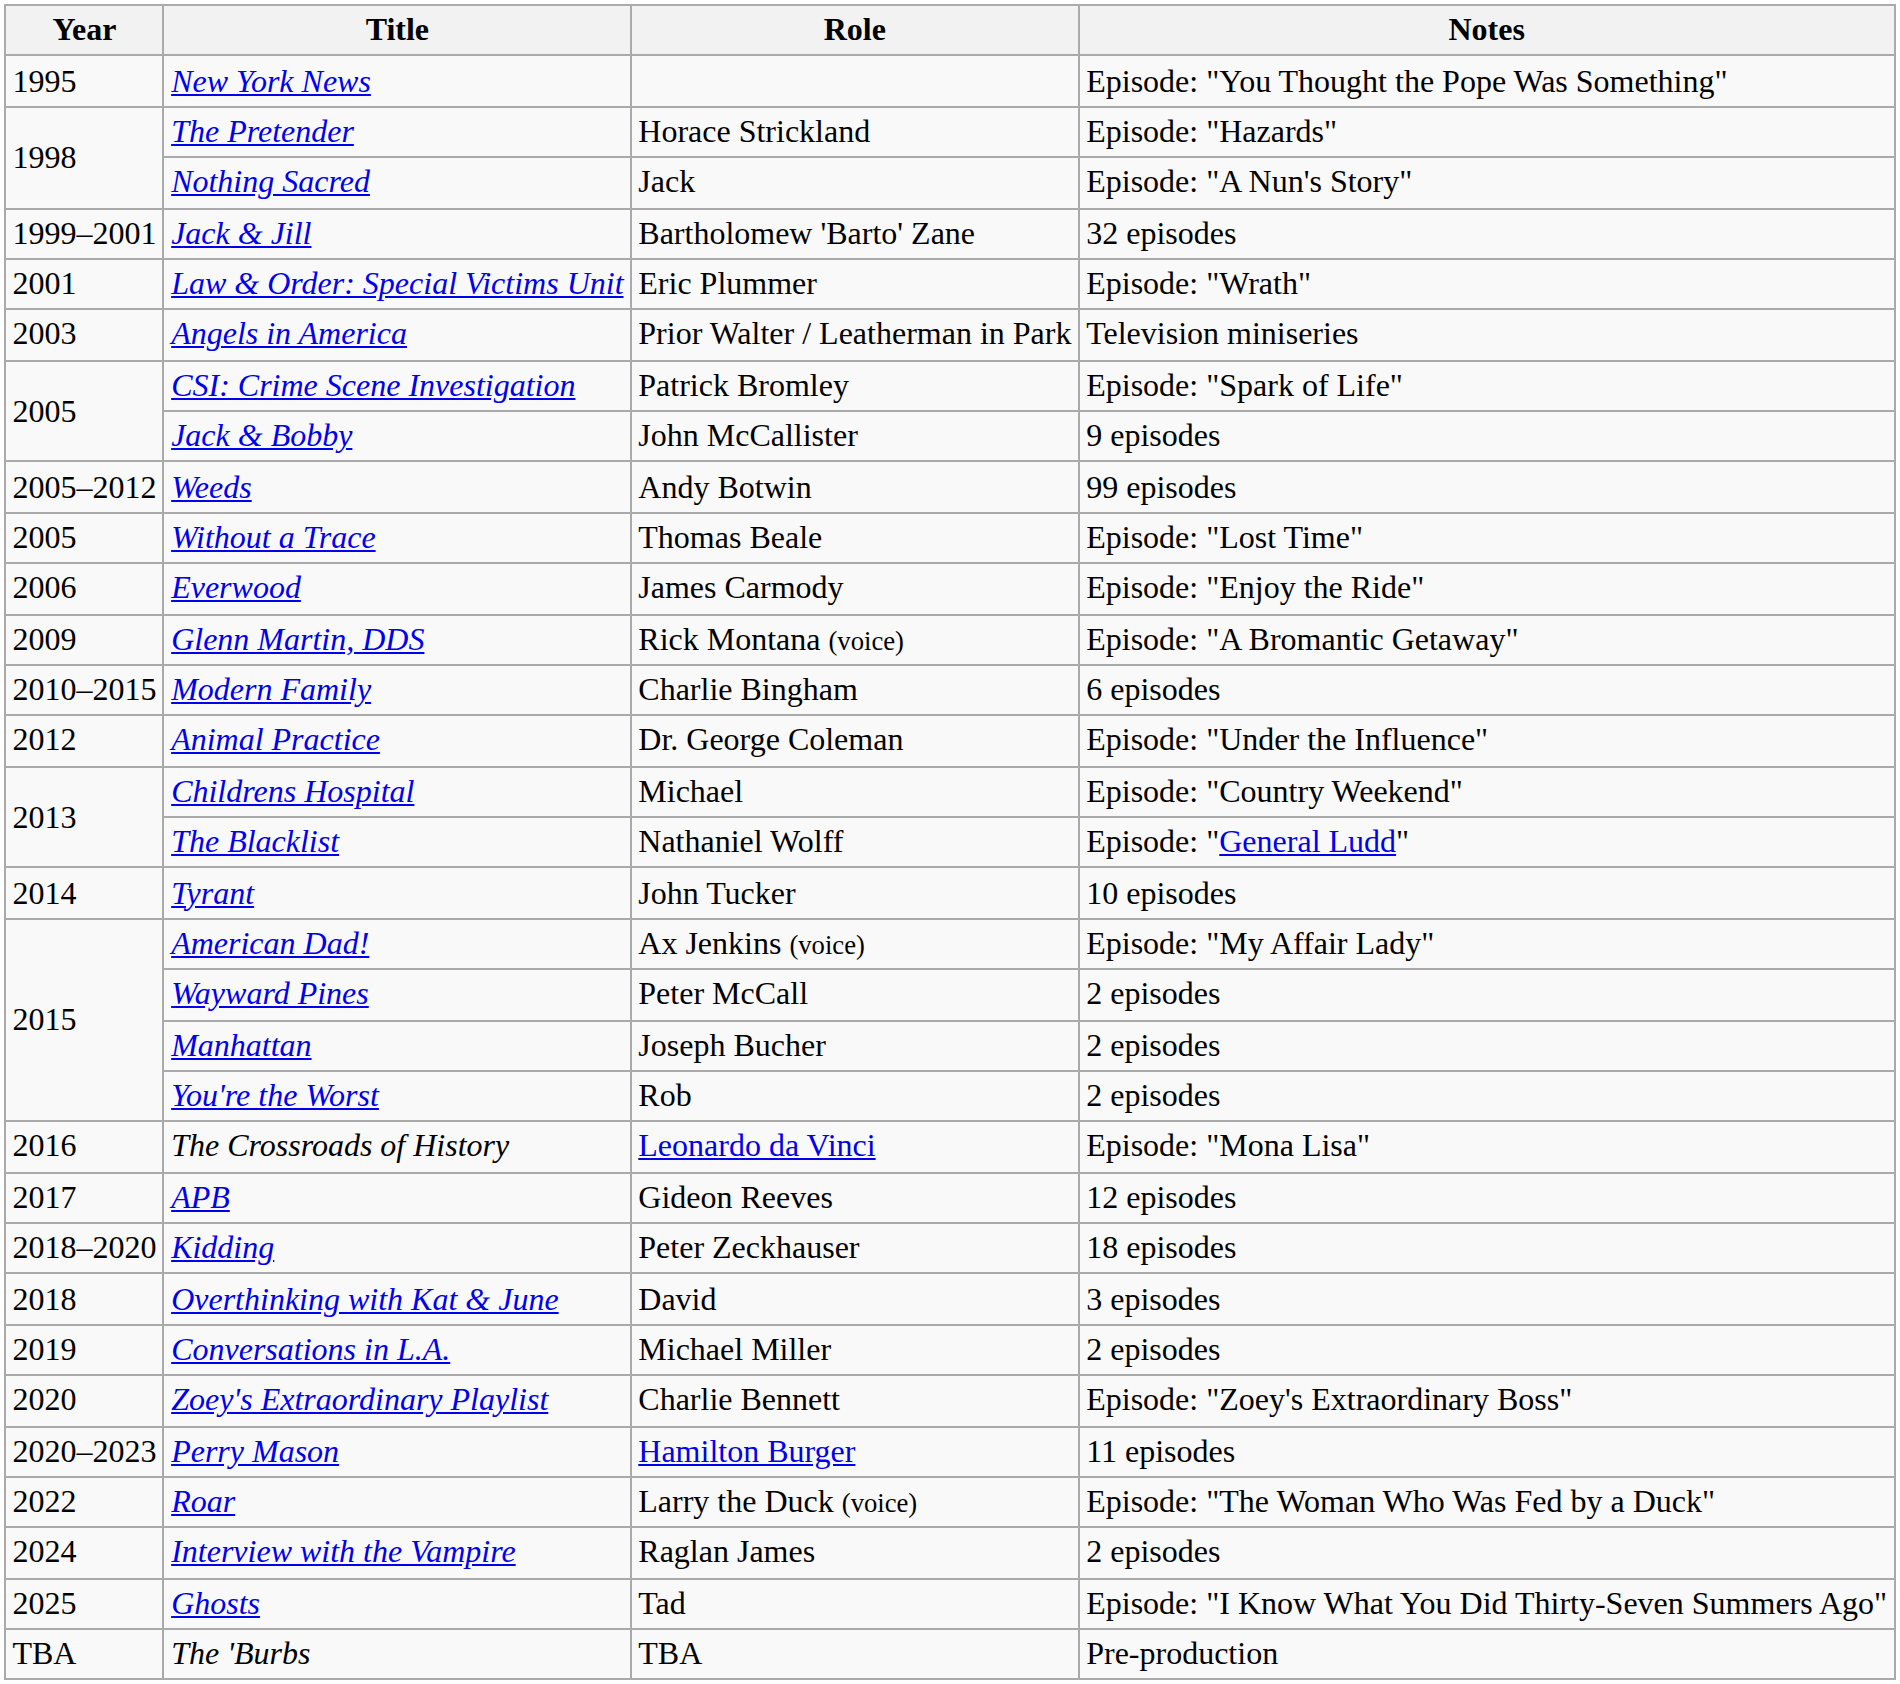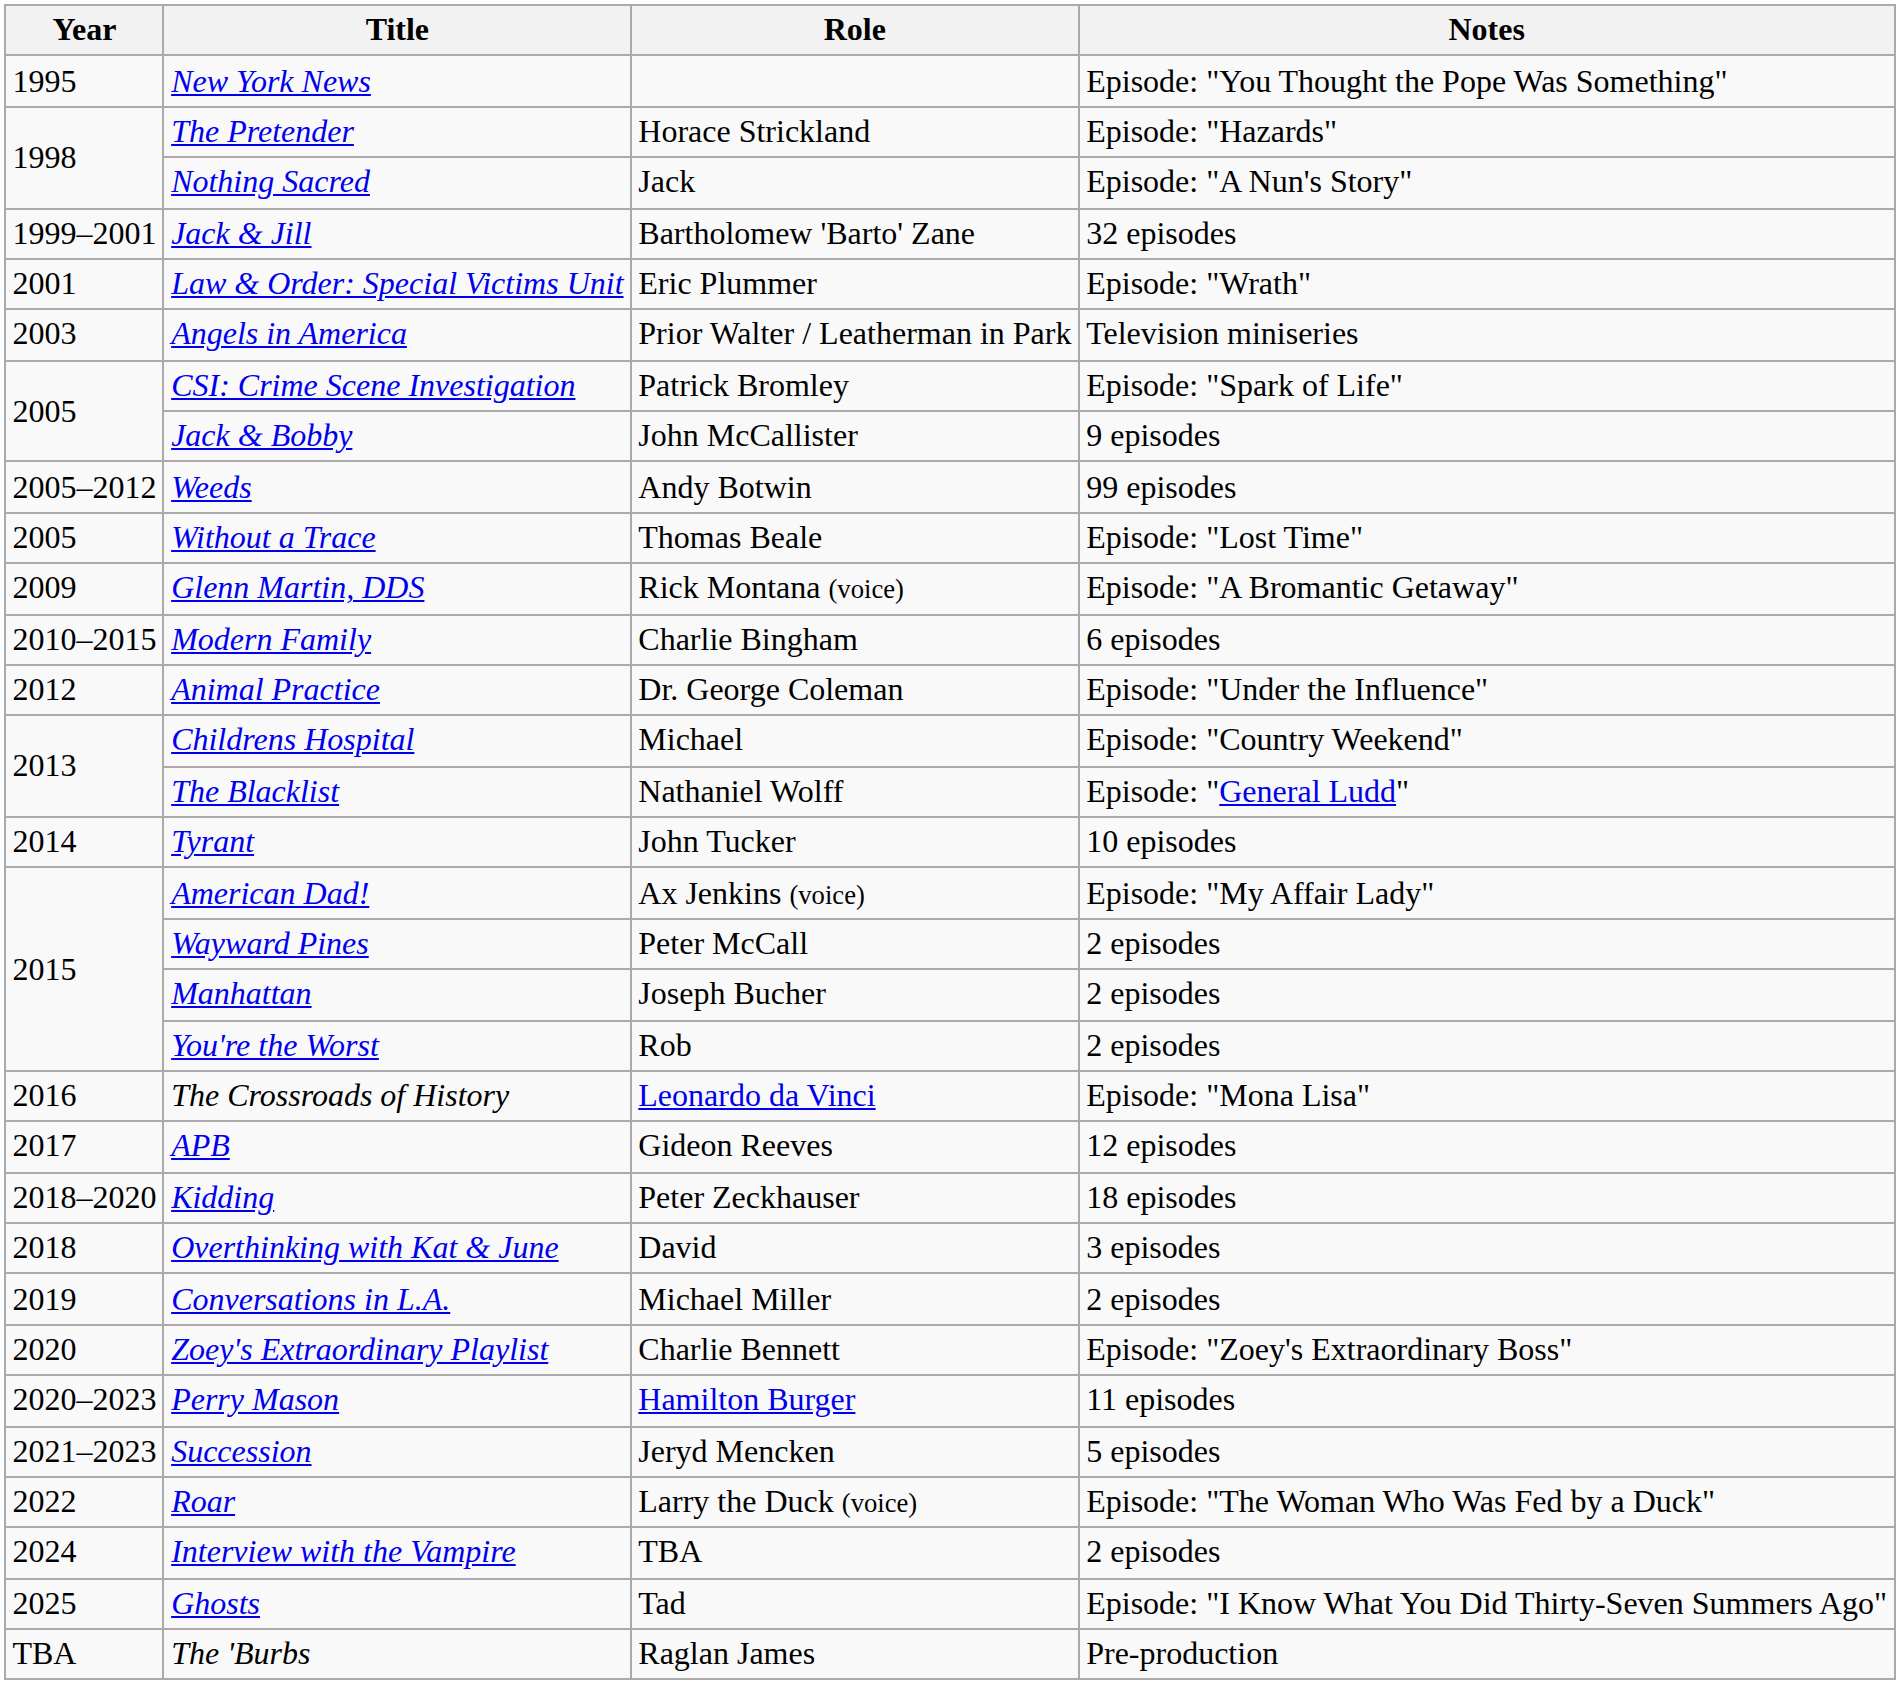- row: (236, 588)
+ row: (241, 1450)
(727, 1552) Raglan James -> (670, 1552) TBA
(670, 1653) TBA -> (727, 1653) Raglan James
